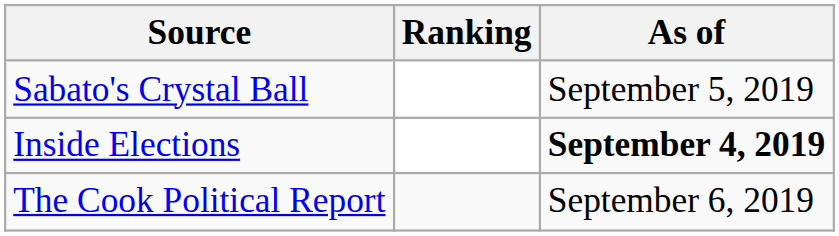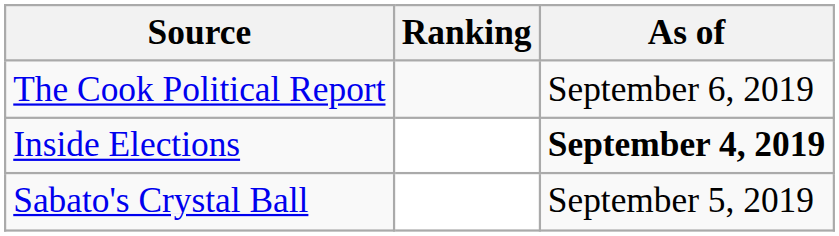rows swapped: (199, 200) <-> (161, 88)
